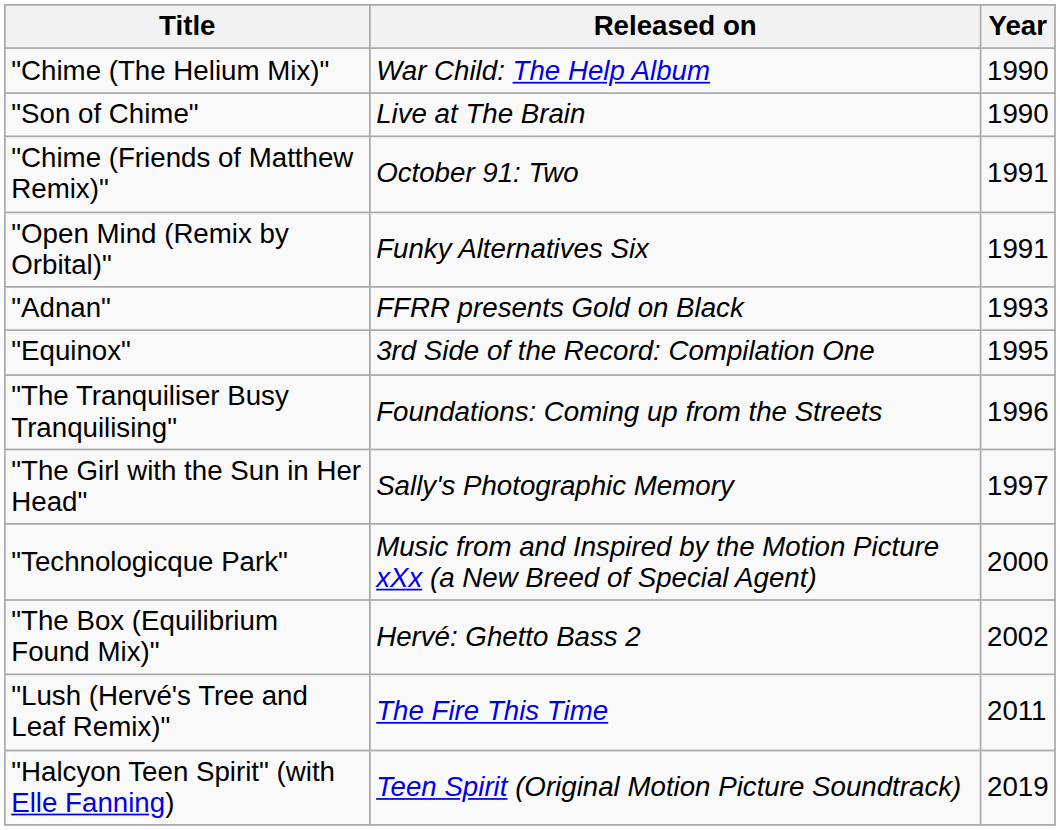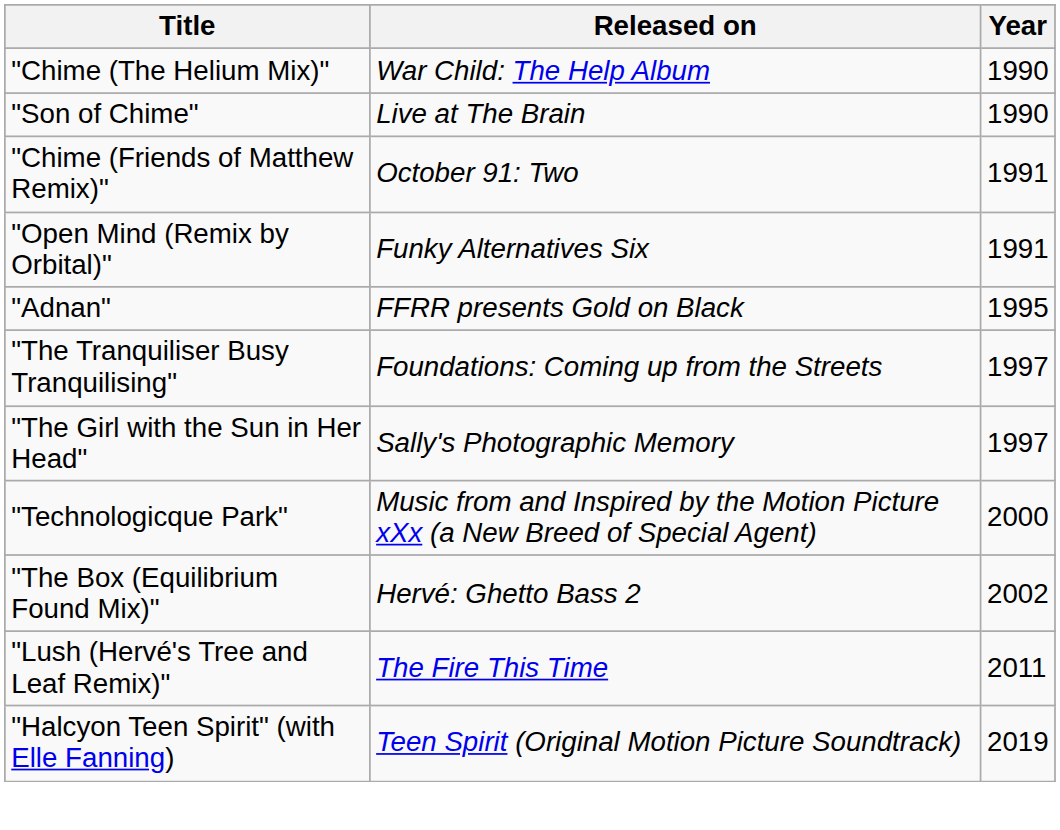(1018, 308) 1993 -> (1018, 308) 1995
- row: (71, 352)
(1018, 411) 1996 -> (1018, 367) 1997
